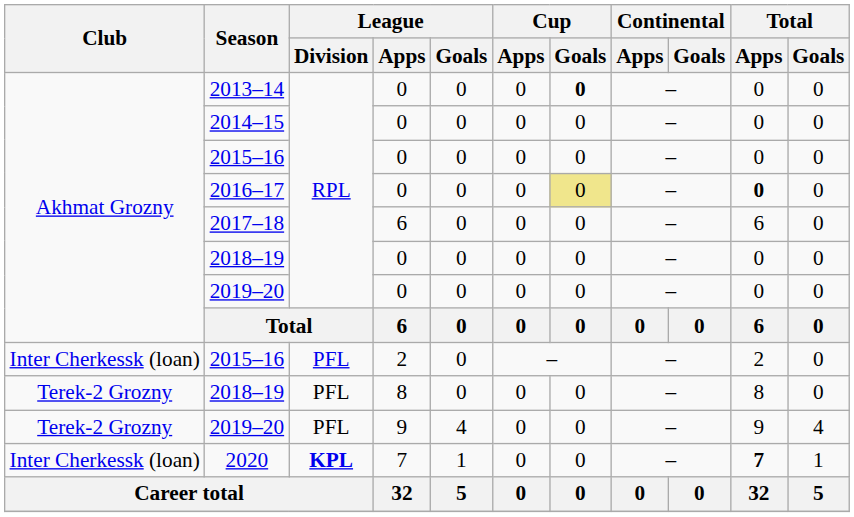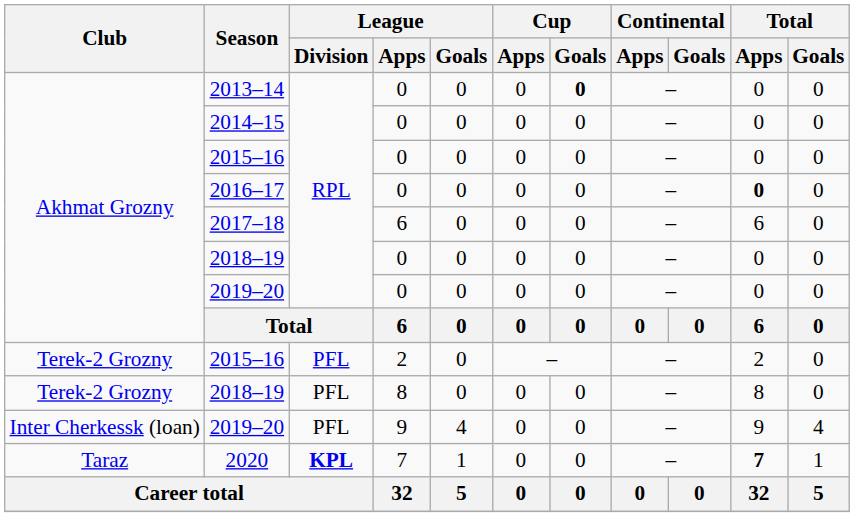(580, 190) khaki background -> (580, 190) no background
(105, 358) Inter Cherkessk (loan) -> (105, 358) Terek-2 Grozny
(105, 426) Terek-2 Grozny -> (105, 426) Inter Cherkessk (loan)
(105, 460) Inter Cherkessk (loan) -> (105, 460) Taraz
